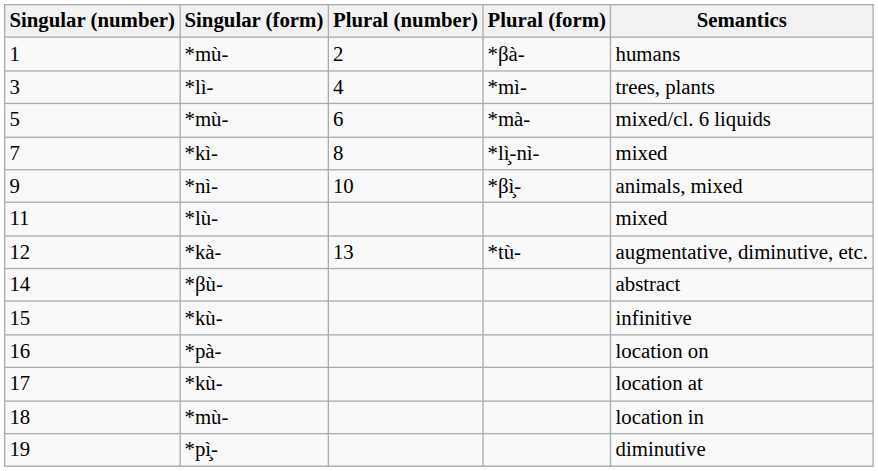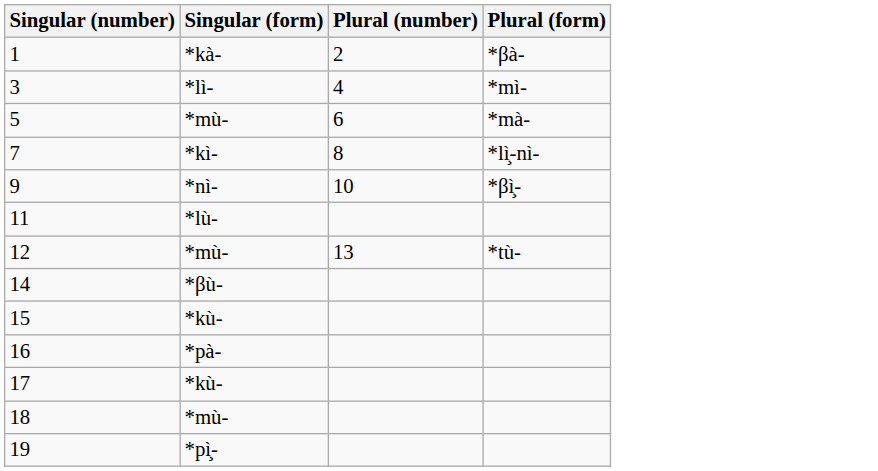- column: (742, 20)
(206, 53) *mù- -> (203, 53) *kà-
(203, 251) *kà- -> (206, 251) *mù-
